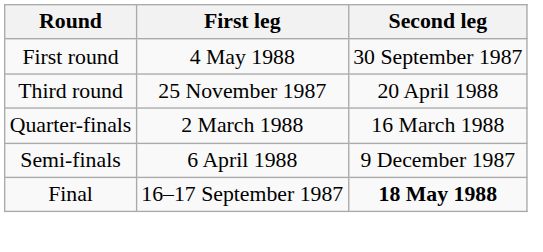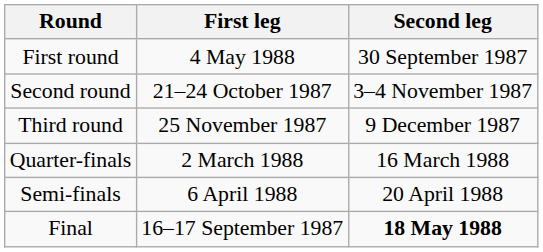+ row: (70, 90)
(438, 90) 20 April 1988 -> (443, 125) 9 December 1987
(438, 159) 9 December 1987 -> (443, 194) 20 April 1988
